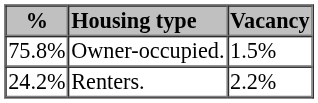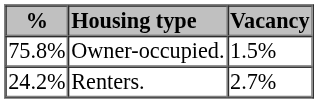(253, 81) 2.2% -> (253, 81) 2.7%
